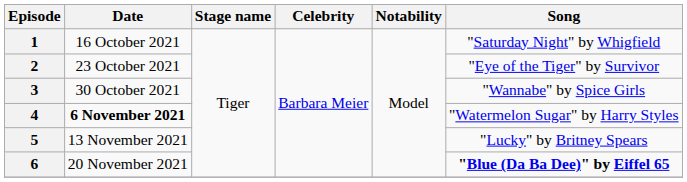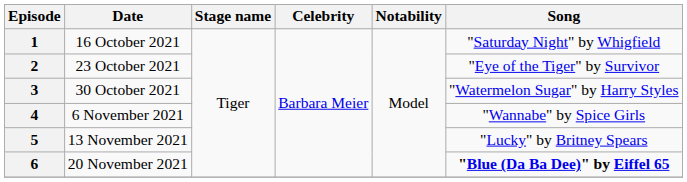(564, 90) "Wannabe" by Spice Girls -> (564, 90) "Watermelon Sugar" by Harry Styles
(128, 115) bold -> (128, 115) normal
(564, 115) "Watermelon Sugar" by Harry Styles -> (564, 115) "Wannabe" by Spice Girls
